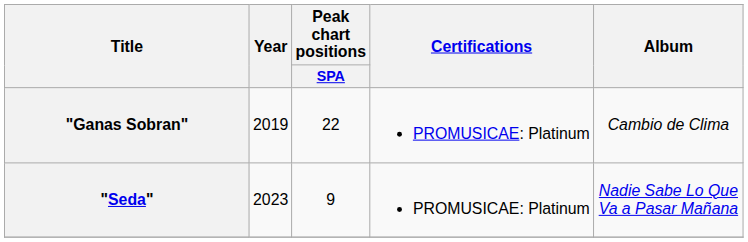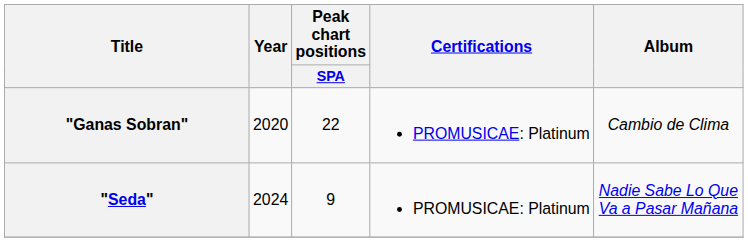(271, 125) 2019 -> (271, 125) 2020
(271, 199) 2023 -> (271, 199) 2024
